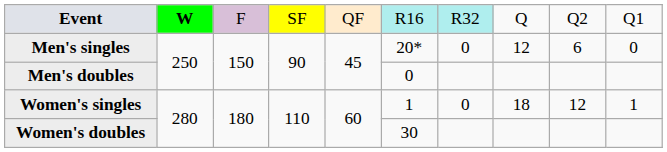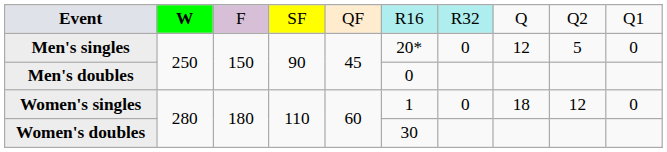(577, 47) 6 -> (577, 47) 5
(634, 104) 1 -> (634, 104) 0
